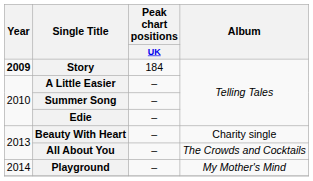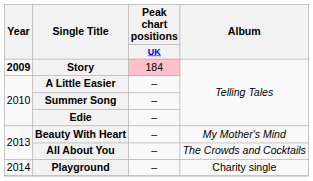(154, 67) no background -> (154, 67) pink background
(244, 134) Charity single -> (244, 134) My Mother's Mind
(244, 168) My Mother's Mind -> (244, 168) Charity single
